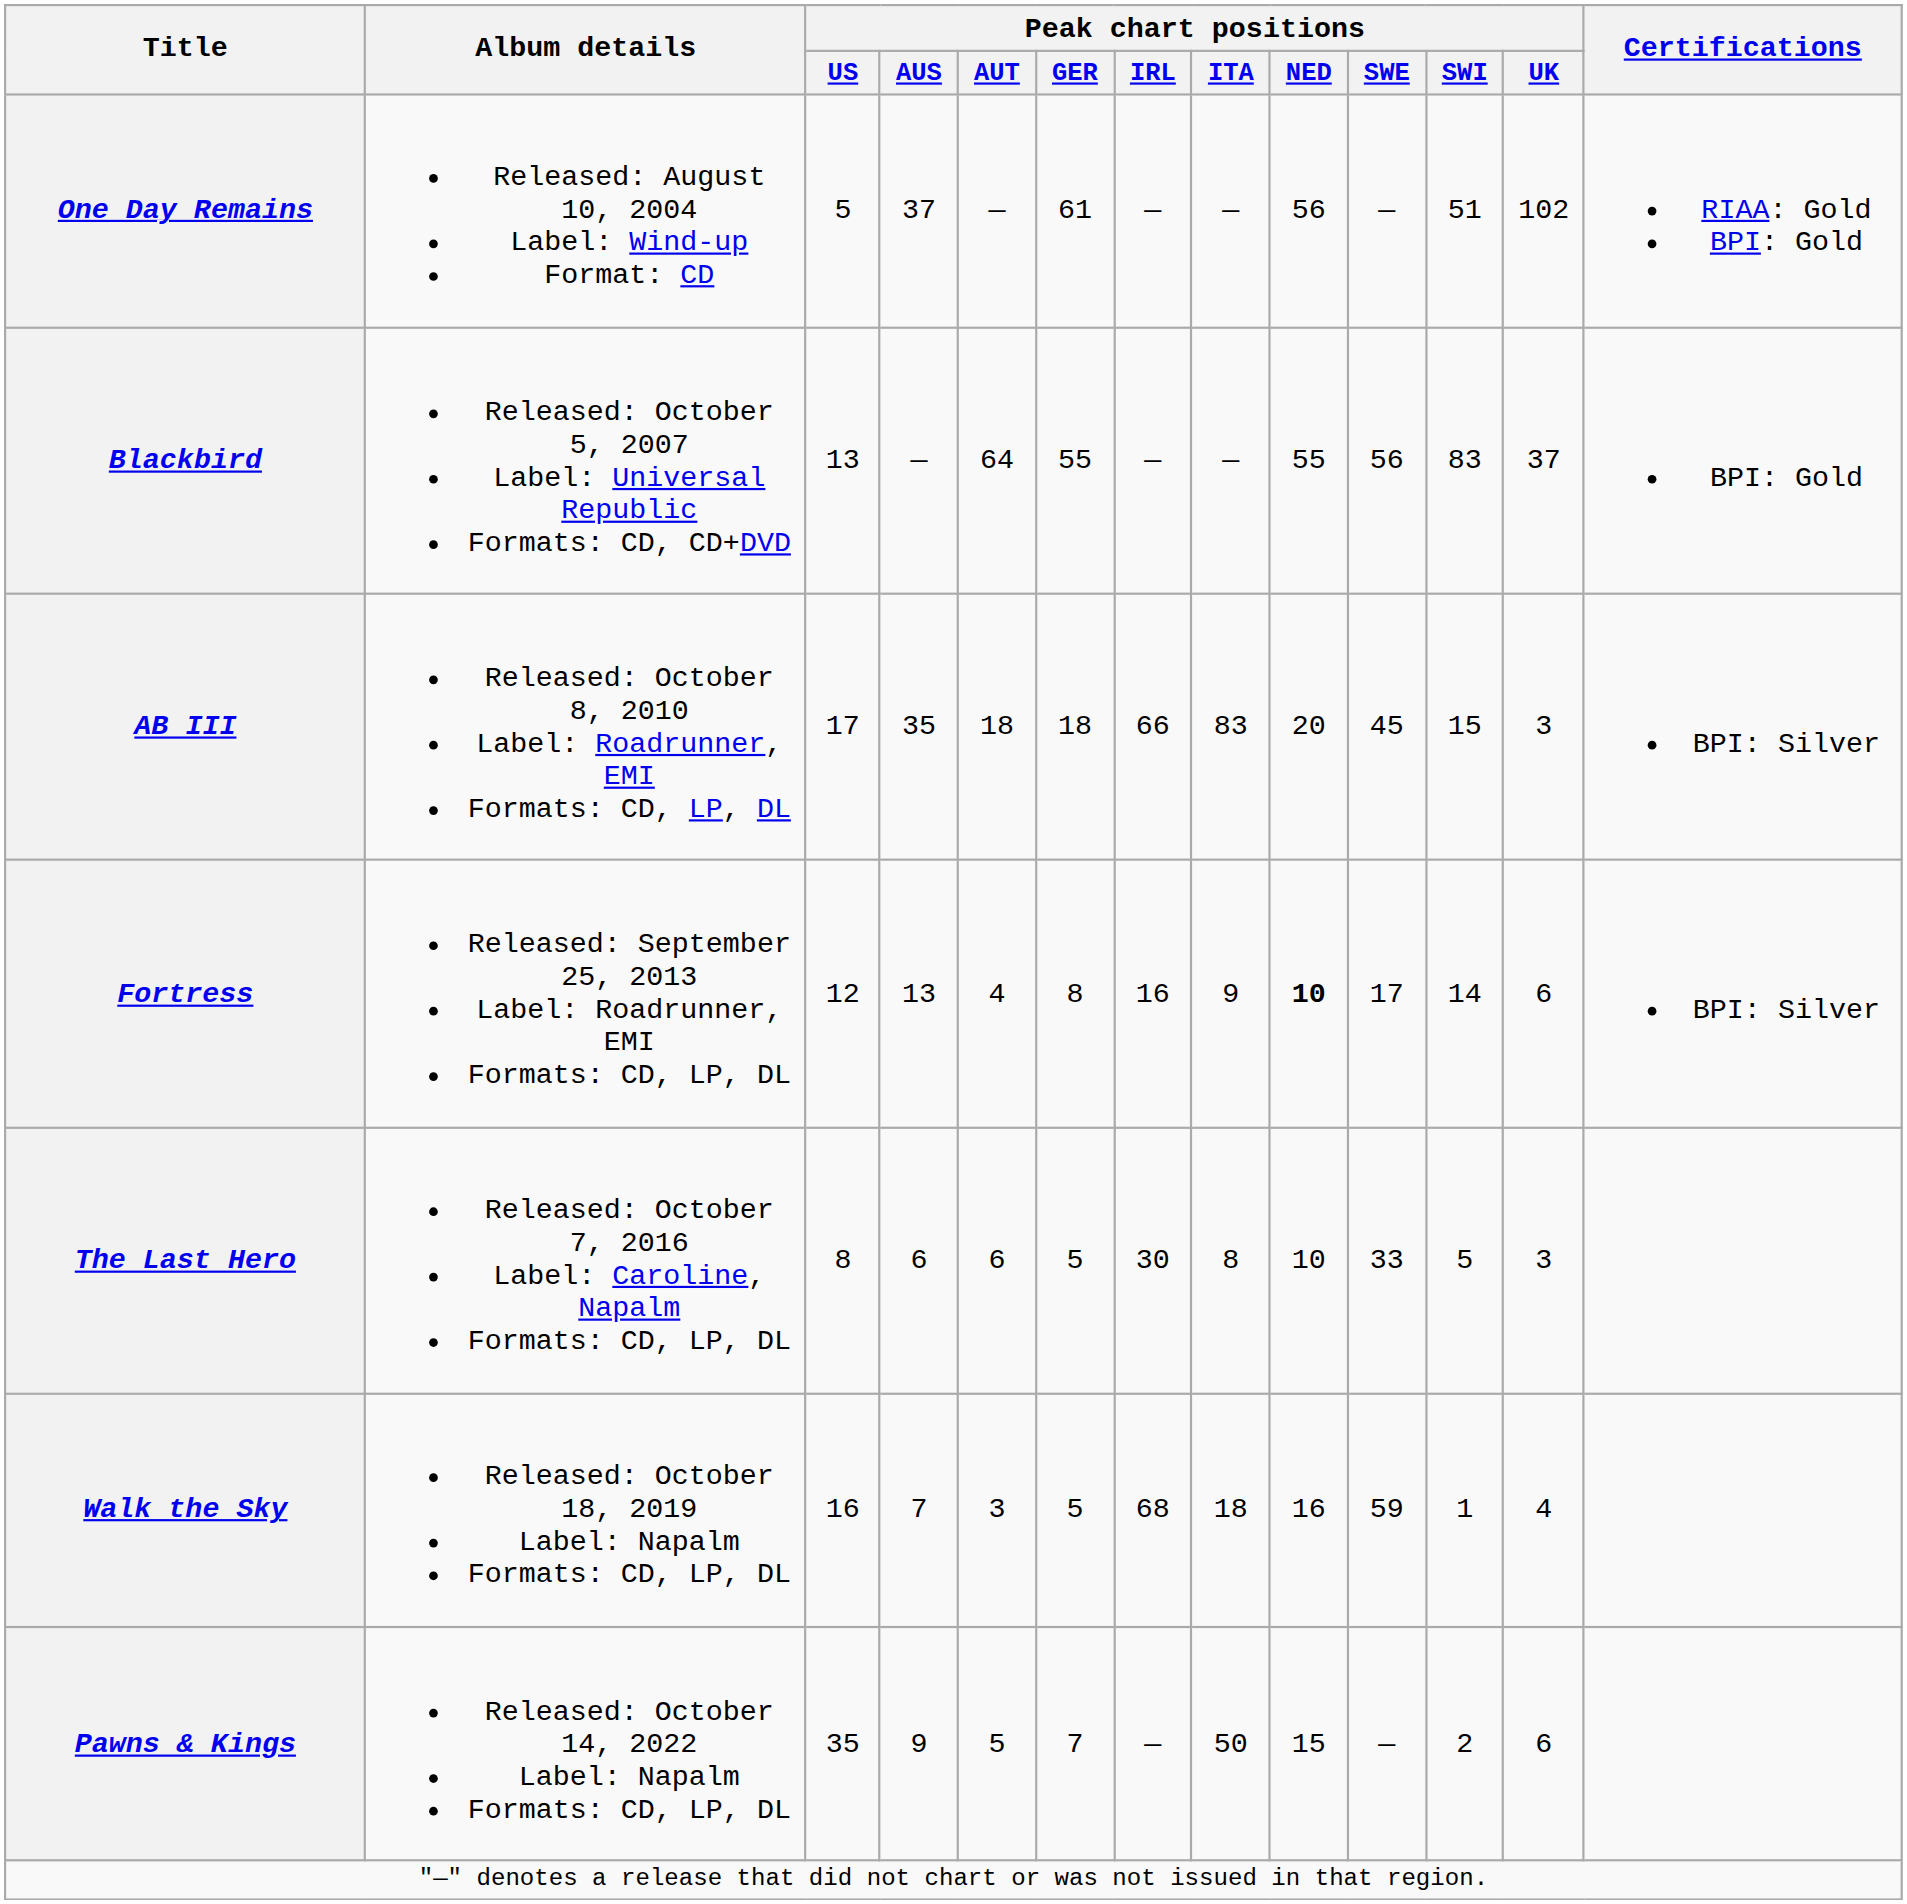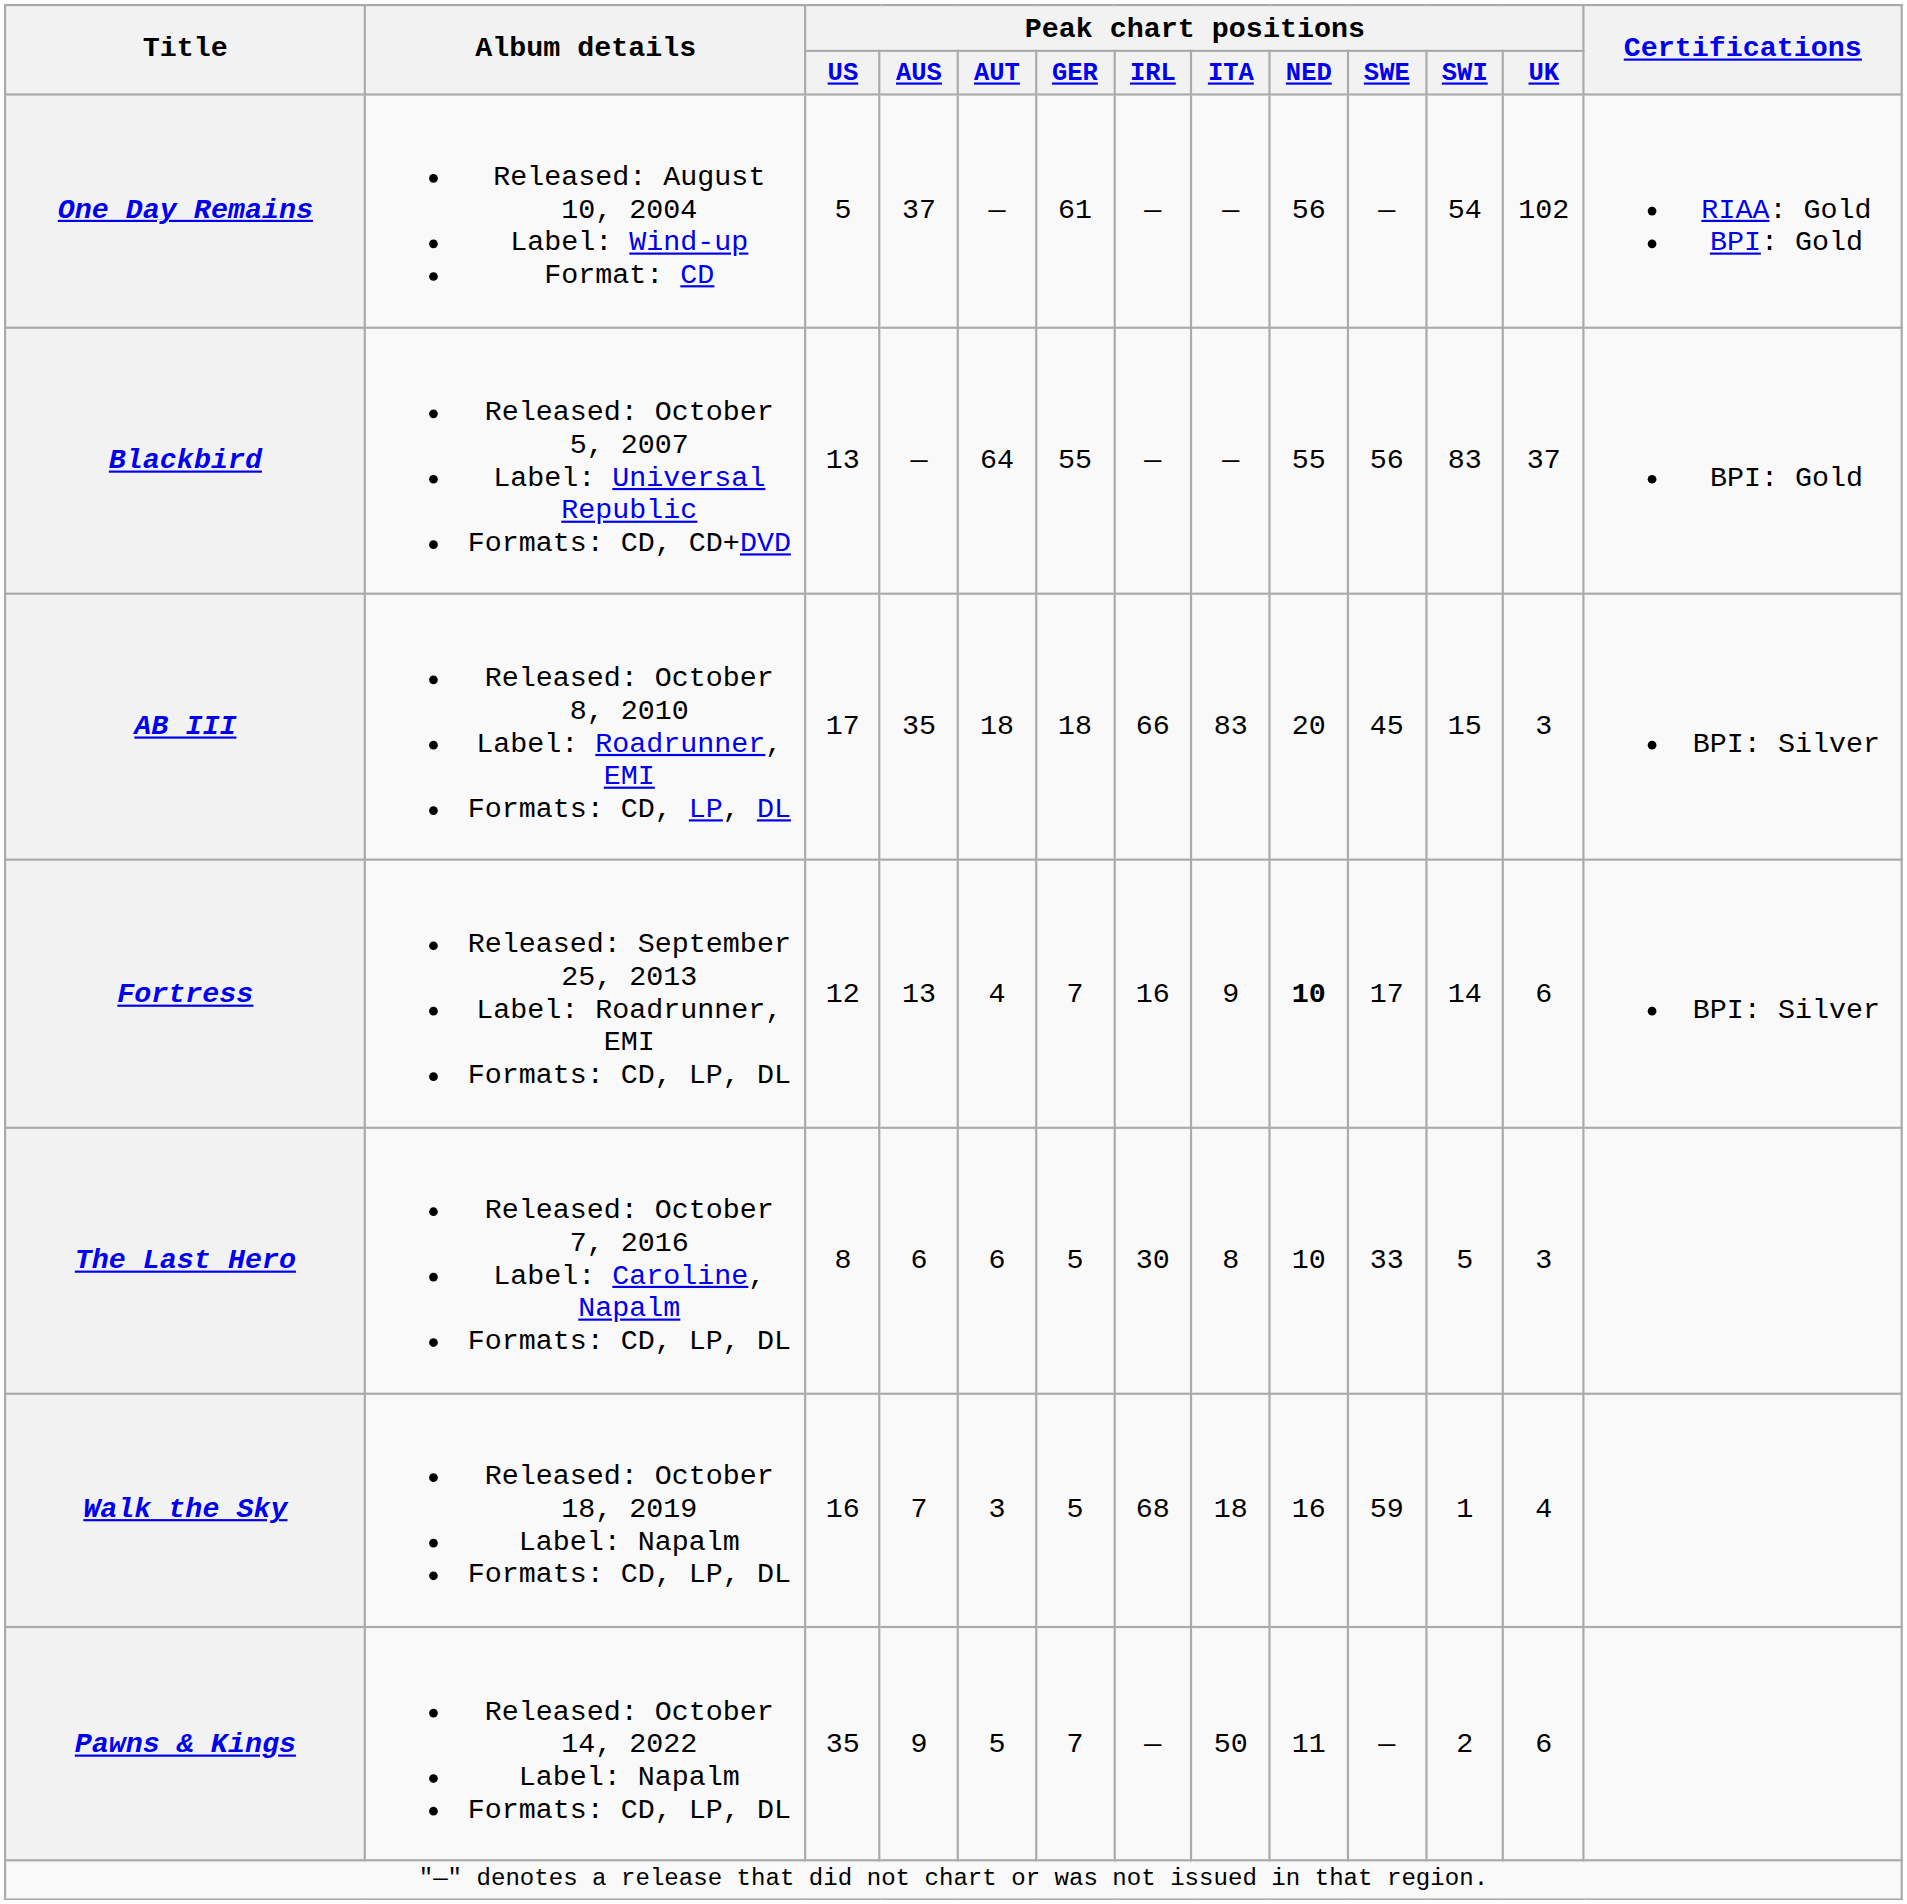(1465, 211) 51 -> (1465, 211) 54
(1075, 994) 8 -> (1075, 994) 7
(1309, 1744) 15 -> (1309, 1744) 11
